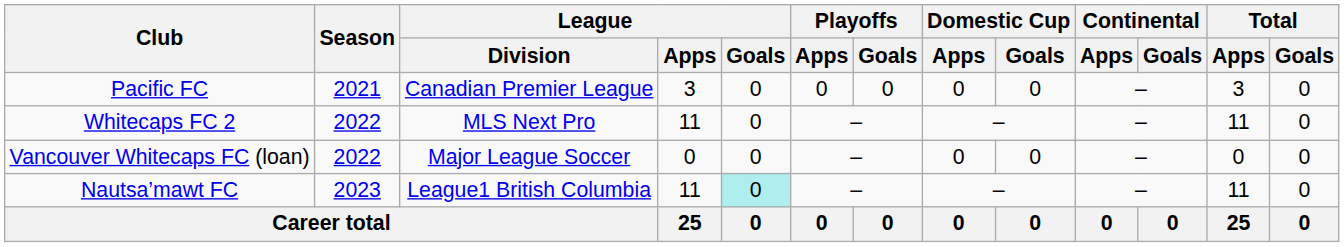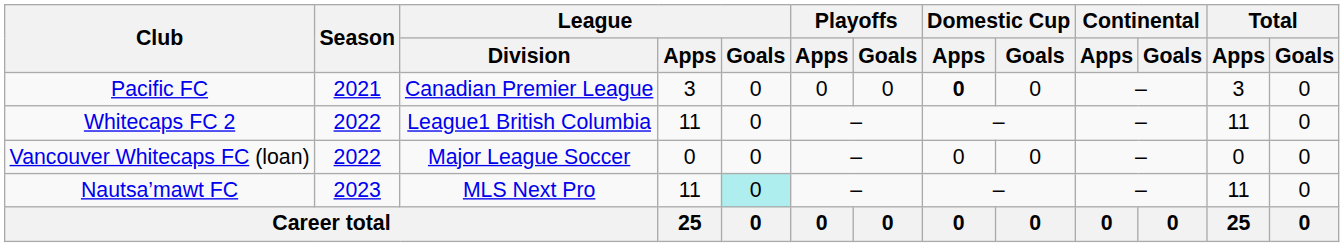(959, 88) normal -> (959, 88) bold
(529, 122) MLS Next Pro -> (529, 122) League1 British Columbia
(529, 190) League1 British Columbia -> (529, 190) MLS Next Pro
